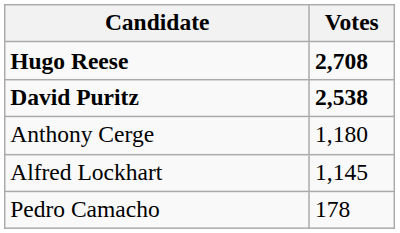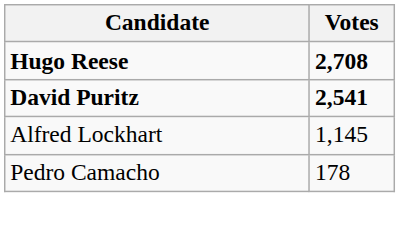(341, 97) 2,538 -> (341, 97) 2,541
- row: (82, 135)
